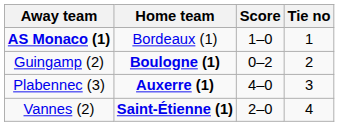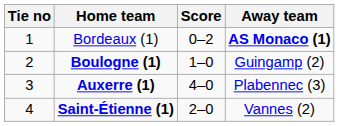columns swapped: (309, 16) <-> (59, 16)
(260, 39) 1–0 -> (201, 39) 0–2
(260, 62) 0–2 -> (201, 62) 1–0
